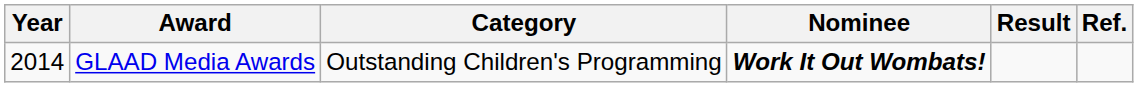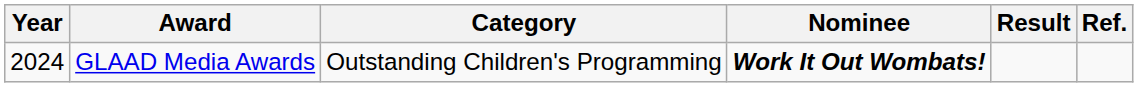(37, 61) 2014 -> (37, 61) 2024
